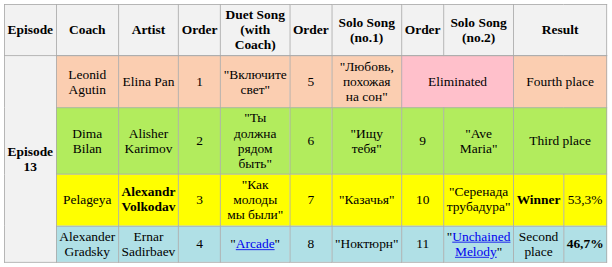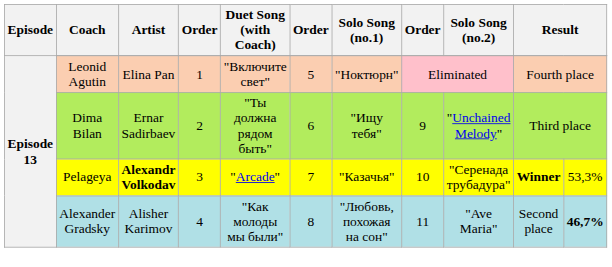(367, 81) "Любовь, похожая на сон" -> (367, 74) "Ноктюрн"
(148, 140) Alisher Karimov -> (148, 125) Ernar Sadirbaev
(479, 140) "Ave Maria" -> (479, 125) "Unchained Melody"
(255, 200) "Как молоды мы были" -> (255, 177) "Arcade"
(148, 244) Ernar Sadirbaev -> (148, 221) Alisher Karimov
(255, 244) "Arcade" -> (255, 221) "Как молоды мы были"
(367, 244) "Ноктюрн" -> (367, 221) "Любовь, похожая на сон"
(479, 244) "Unchained Melody" -> (479, 221) "Ave Maria"
